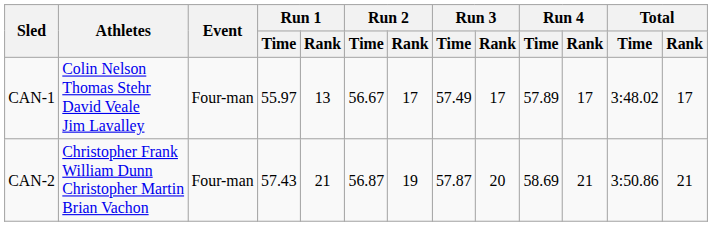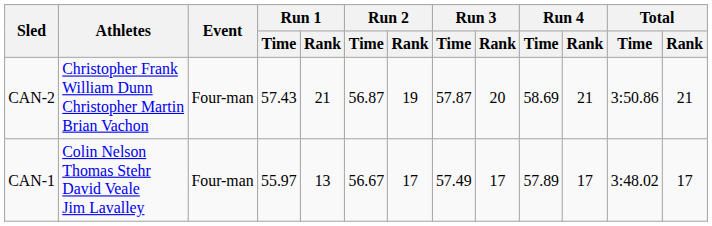rows swapped: (32, 98) <-> (32, 180)
